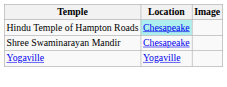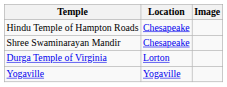(166, 27) paleturquoise background -> (166, 27) no background
+ row: (57, 58)
